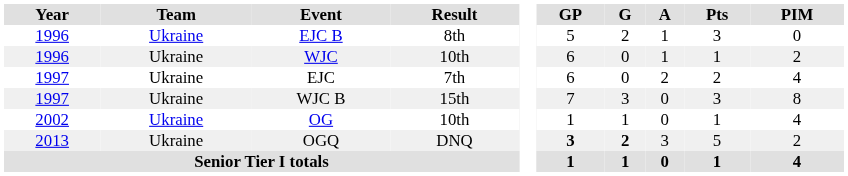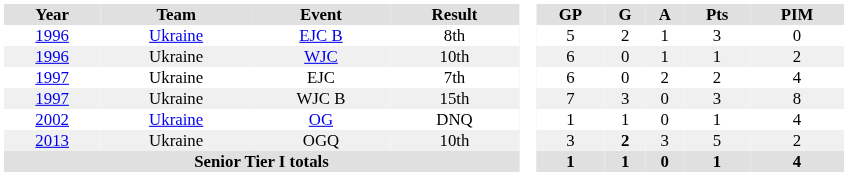(454, 119) 10th -> (454, 119) DNQ
(454, 140) DNQ -> (454, 140) 10th
(570, 140) bold -> (570, 140) normal
